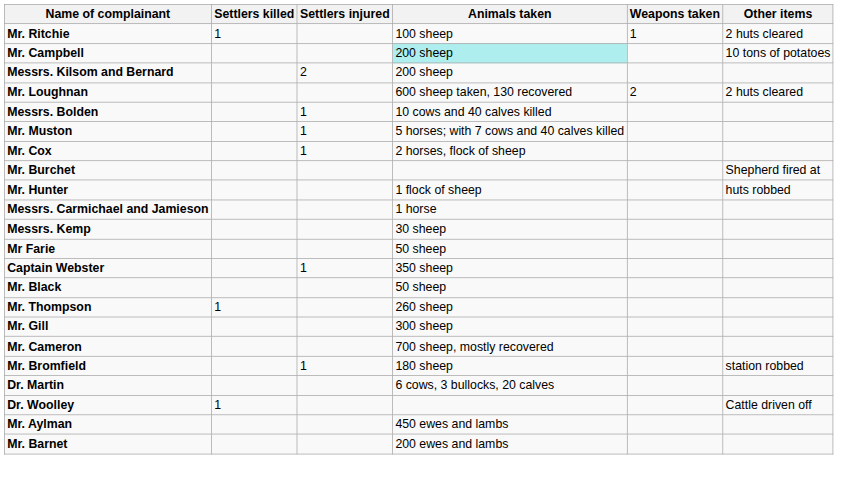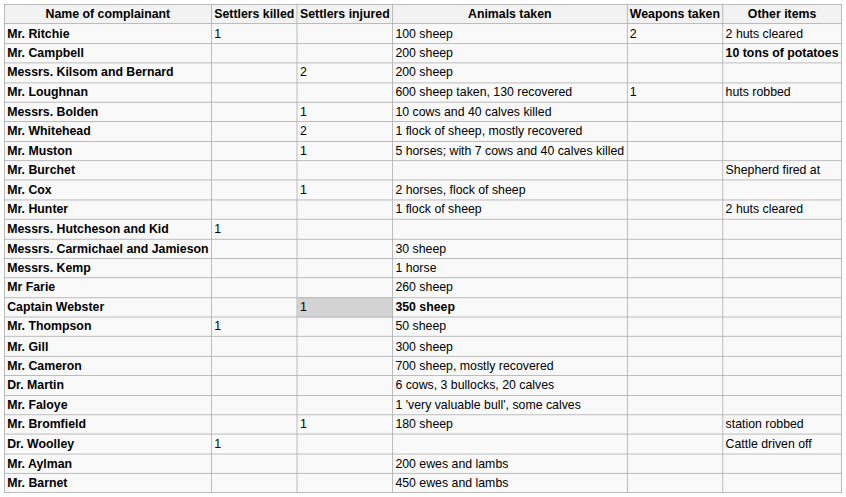(633, 33) 1 -> (633, 33) 2
(424, 53) paleturquoise background -> (424, 53) no background
(778, 53) normal -> (782, 53) bold
(633, 92) 2 -> (633, 92) 1
(764, 92) 2 huts cleared -> (758, 92) huts robbed
+ row: (49, 131)
rows swapped: (41, 170) <-> (29, 151)
(758, 190) huts robbed -> (764, 209) 2 huts cleared
+ row: (88, 229)
(416, 209) 1 horse -> (421, 248) 30 sheep
(421, 229) 30 sheep -> (416, 268) 1 horse
(421, 248) 50 sheep -> (424, 287) 260 sheep
(303, 268) no background -> (303, 307) lightgrey background
(424, 268) normal -> (425, 307) bold
- row: (34, 287)
(424, 307) 260 sheep -> (421, 326) 50 sheep
rows swapped: (47, 365) <-> (36, 385)
+ row: (37, 405)
(452, 424) 450 ewes and lambs -> (452, 463) 200 ewes and lambs
(452, 444) 200 ewes and lambs -> (452, 483) 450 ewes and lambs
